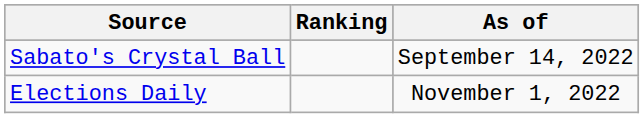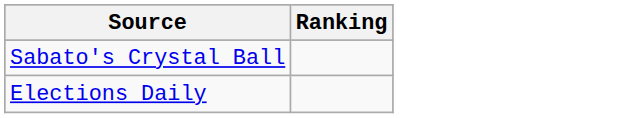- column: (516, 23)
